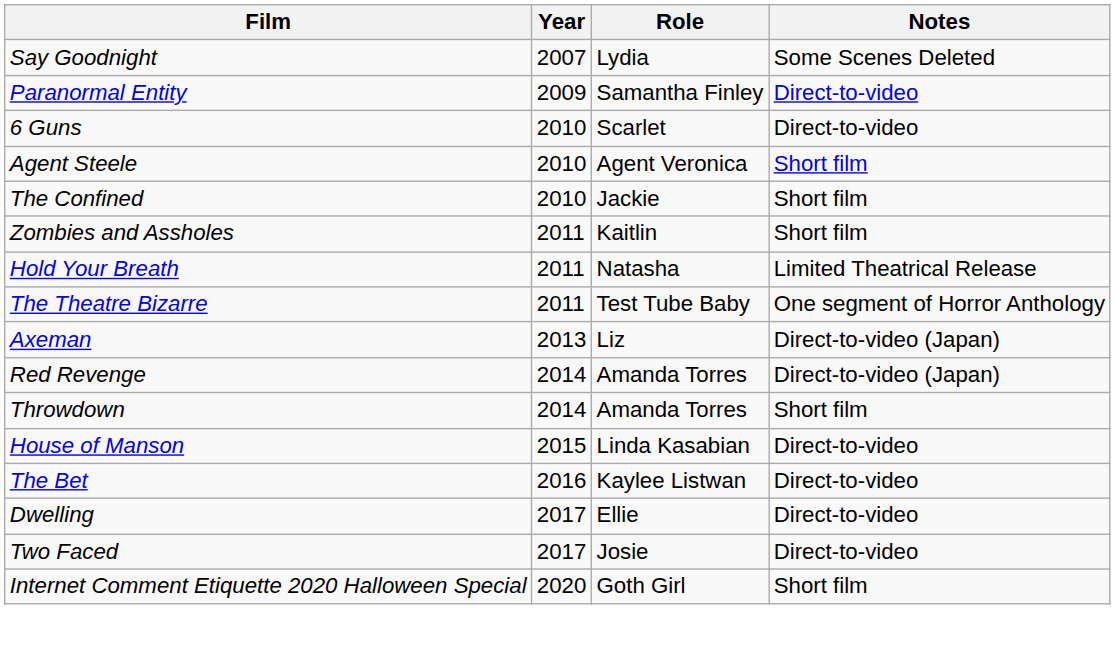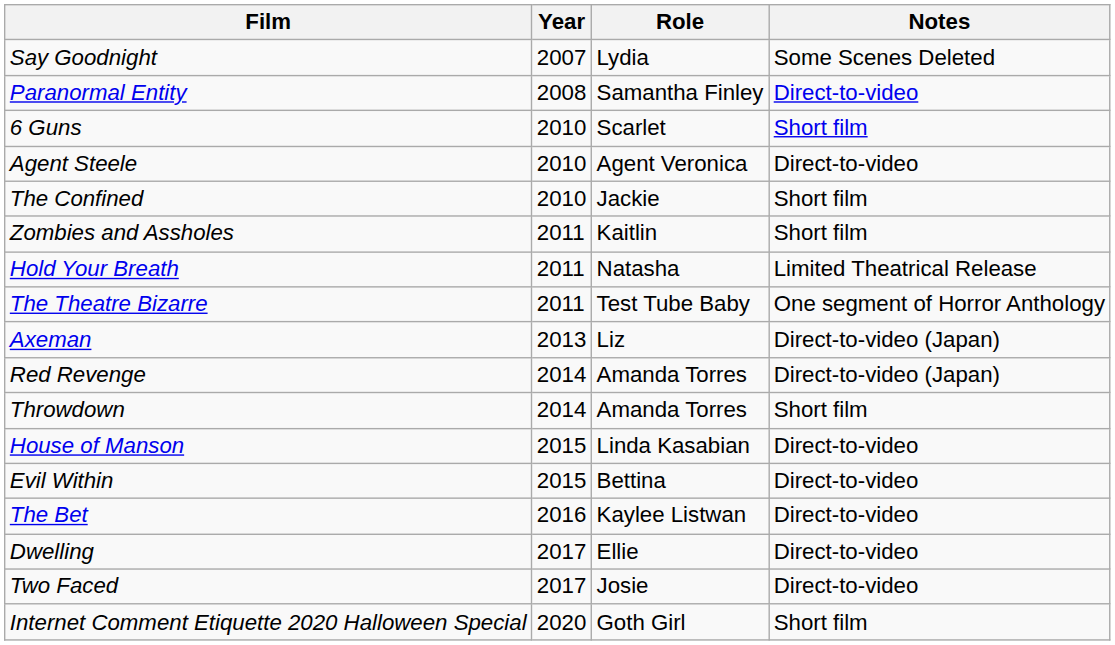(562, 92) 2009 -> (562, 92) 2008
(846, 127) Direct-to-video -> (821, 127) Short film
(821, 163) Short film -> (846, 163) Direct-to-video
+ row: (62, 480)
